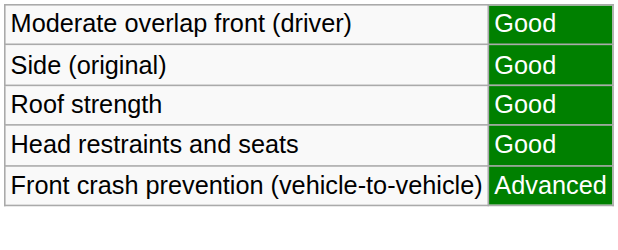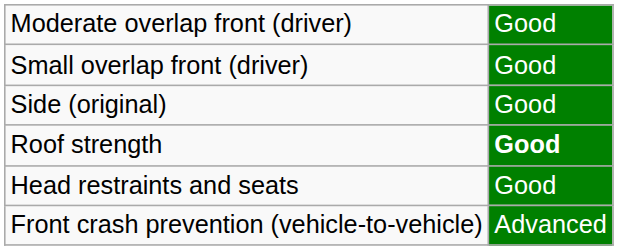+ row: (160, 64)
(525, 104) normal -> (527, 144) bold
